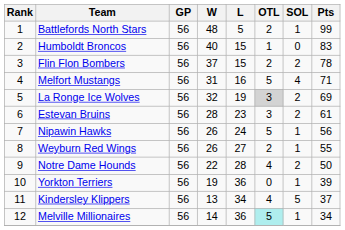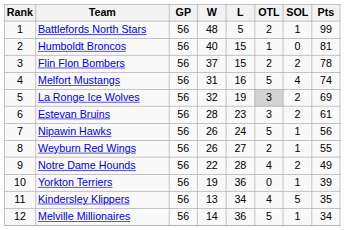(326, 47) 83 -> (326, 47) 81
(326, 81) 71 -> (326, 81) 74
(326, 166) 50 -> (326, 166) 49
(326, 200) 37 -> (326, 200) 35
(269, 217) paleturquoise background -> (269, 217) no background
